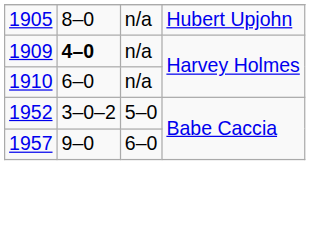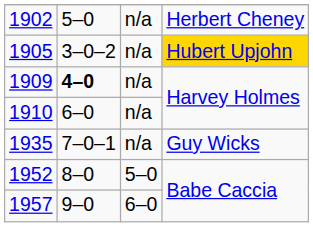+ row: (31, 19)
(78, 19) 8–0 -> (89, 50) 3–0–2
(229, 19) no background -> (229, 50) gold background
+ row: (31, 143)
(89, 112) 3–0–2 -> (78, 174) 8–0
